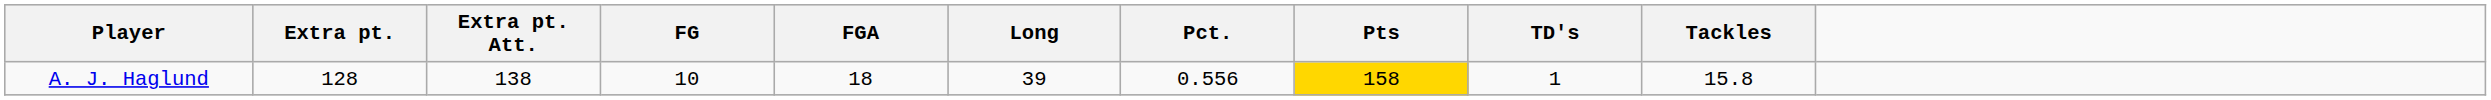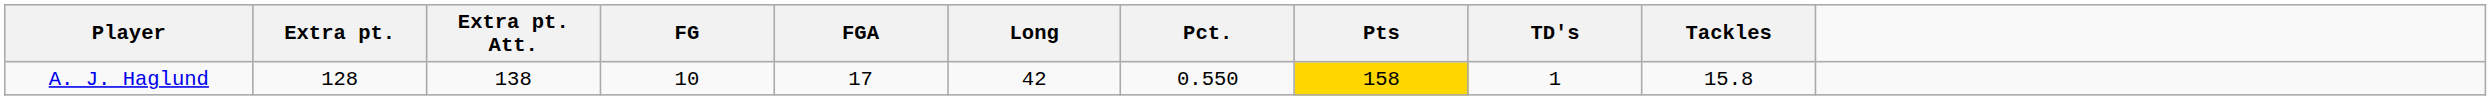(861, 79) 18 -> (861, 79) 17
(1034, 79) 39 -> (1034, 79) 42
(1208, 79) 0.556 -> (1208, 79) 0.550
